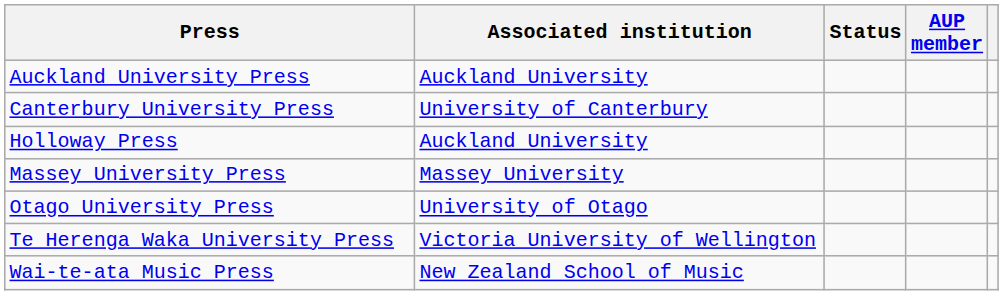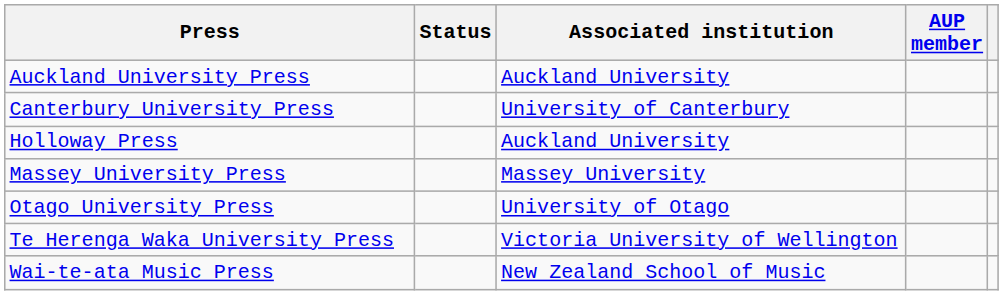columns swapped: (620, 33) <-> (865, 33)
